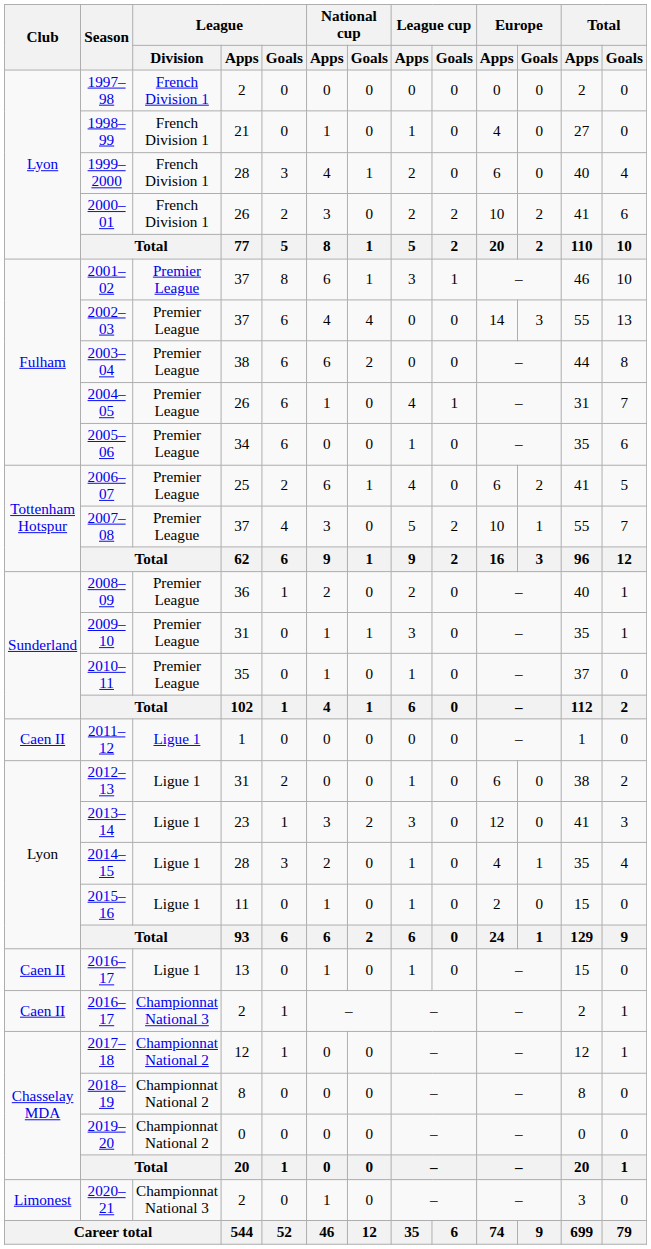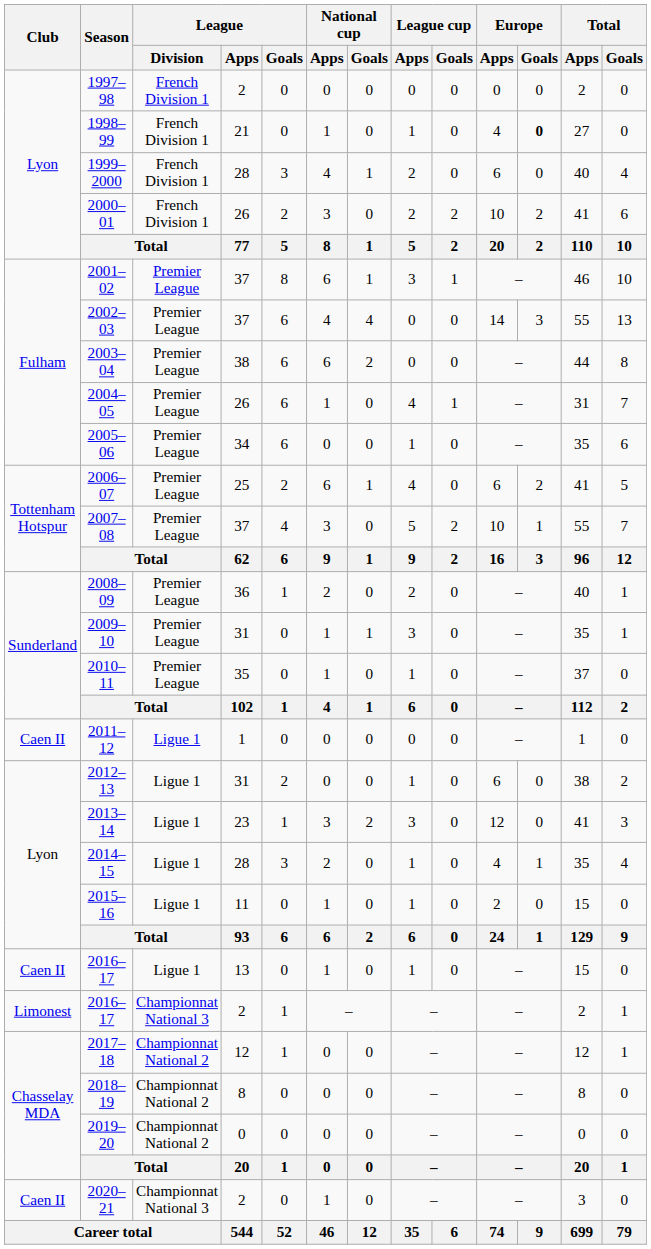(539, 131) normal -> (539, 131) bold
(43, 1010) Caen II -> (43, 1010) Limonest
(43, 1199) Limonest -> (43, 1199) Caen II
